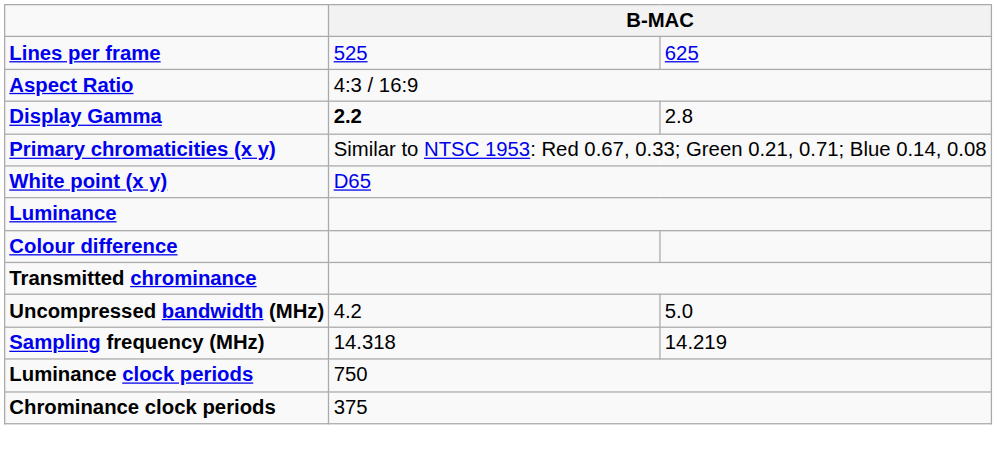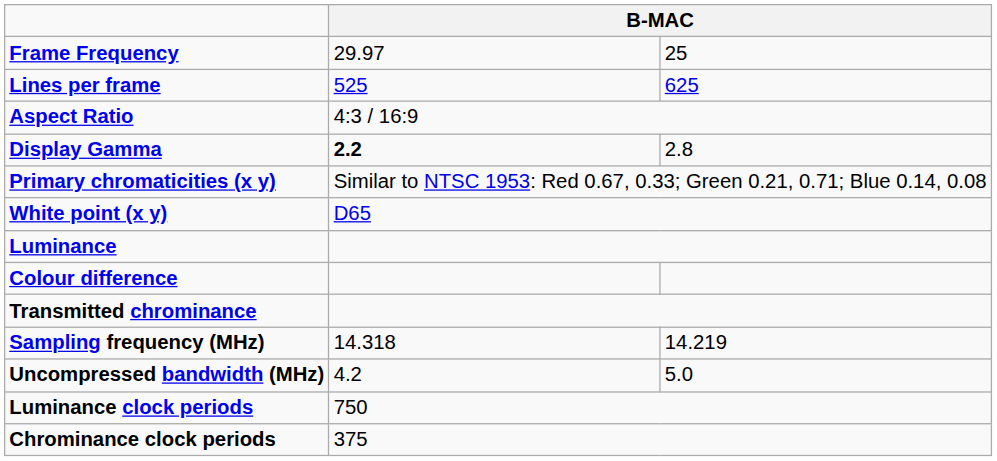+ row: (94, 52)
rows swapped: (137, 342) <-> (167, 310)
